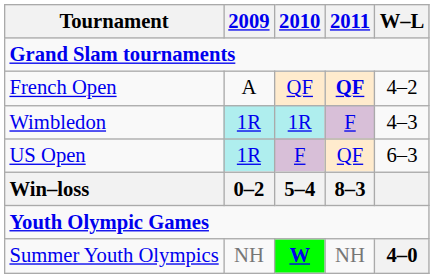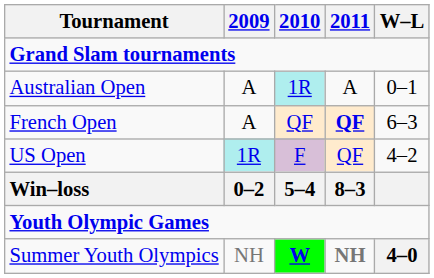+ row: (77, 87)
(402, 87) 4–2 -> (402, 121) 6–3
- row: (58, 121)
(402, 154) 6–3 -> (402, 154) 4–2
(350, 255) normal -> (350, 255) bold
